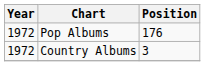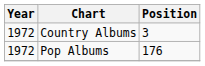rows swapped: (88, 51) <-> (75, 32)
